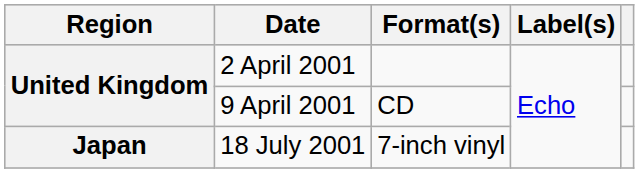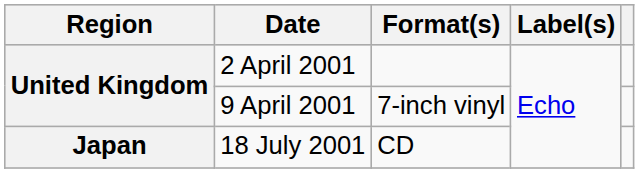(396, 106) CD -> (441, 106) 7-inch vinyl
(441, 146) 7-inch vinyl -> (396, 146) CD
